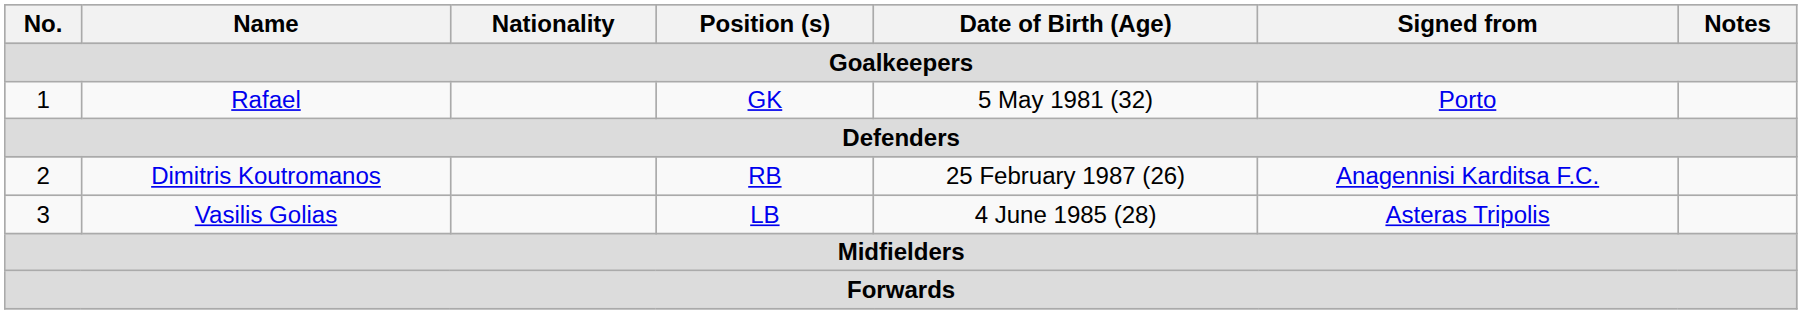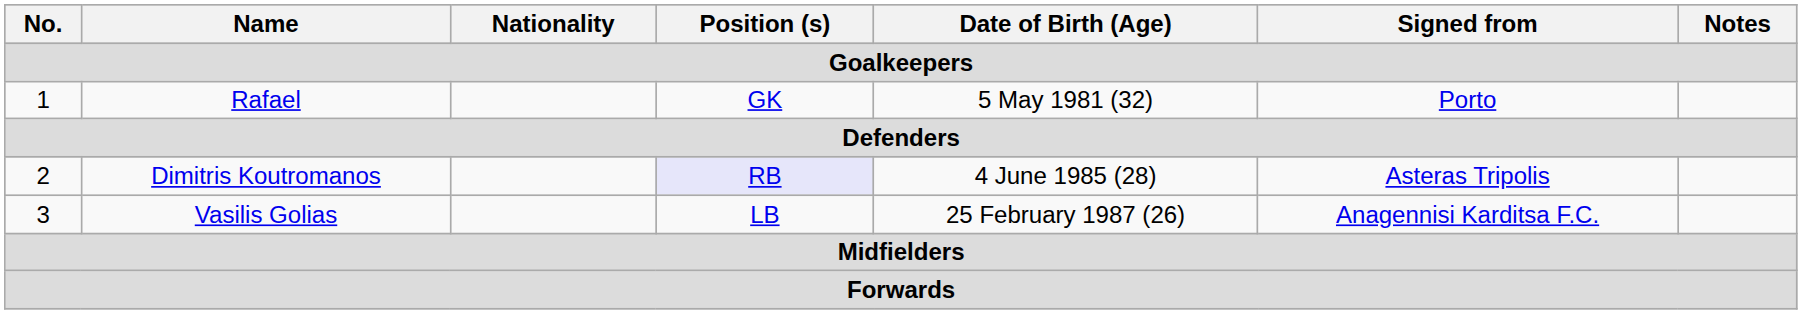(765, 176) no background -> (765, 176) lavender background
(1066, 176) 25 February 1987 (26) -> (1066, 176) 4 June 1985 (28)
(1468, 176) Anagennisi Karditsa F.C. -> (1468, 176) Asteras Tripolis
(1066, 214) 4 June 1985 (28) -> (1066, 214) 25 February 1987 (26)
(1468, 214) Asteras Tripolis -> (1468, 214) Anagennisi Karditsa F.C.
